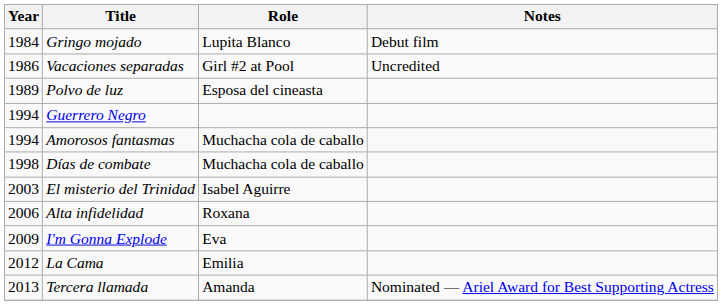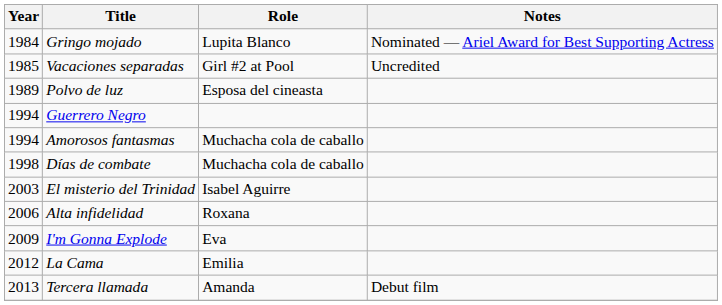(405, 41) Debut film -> (542, 41) Nominated — Ariel Award for Best Supporting Actress
(24, 66) 1986 -> (24, 66) 1985
(542, 287) Nominated — Ariel Award for Best Supporting Actress -> (405, 287) Debut film
